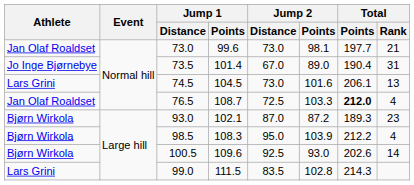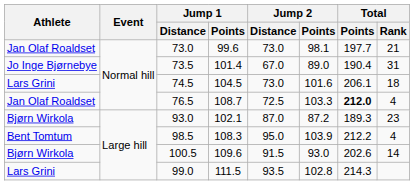(393, 84) 13 -> (393, 84) 18
(40, 136) Bjørn Wirkola -> (40, 136) Bent Tomtum
(273, 154) 92.5 -> (273, 154) 91.5
(273, 171) 83.5 -> (273, 171) 93.5
